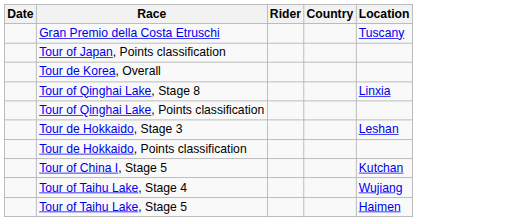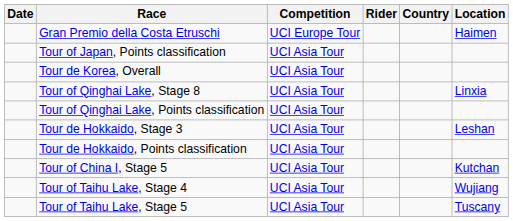+ column: (315, 14)
(382, 33) Tuscany -> (476, 33) Haimen
(380, 206) Haimen -> (477, 206) Tuscany
